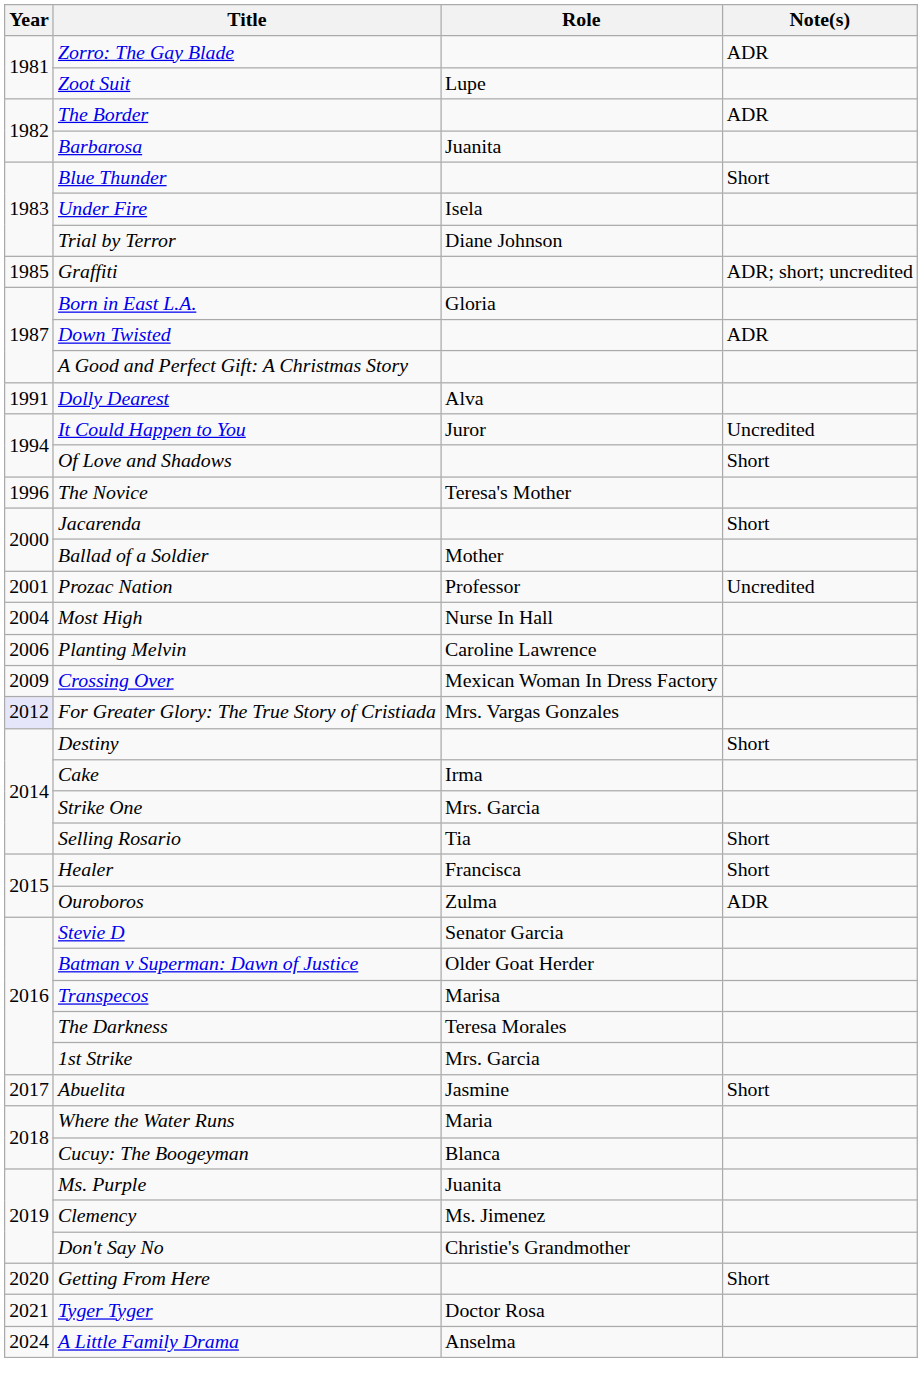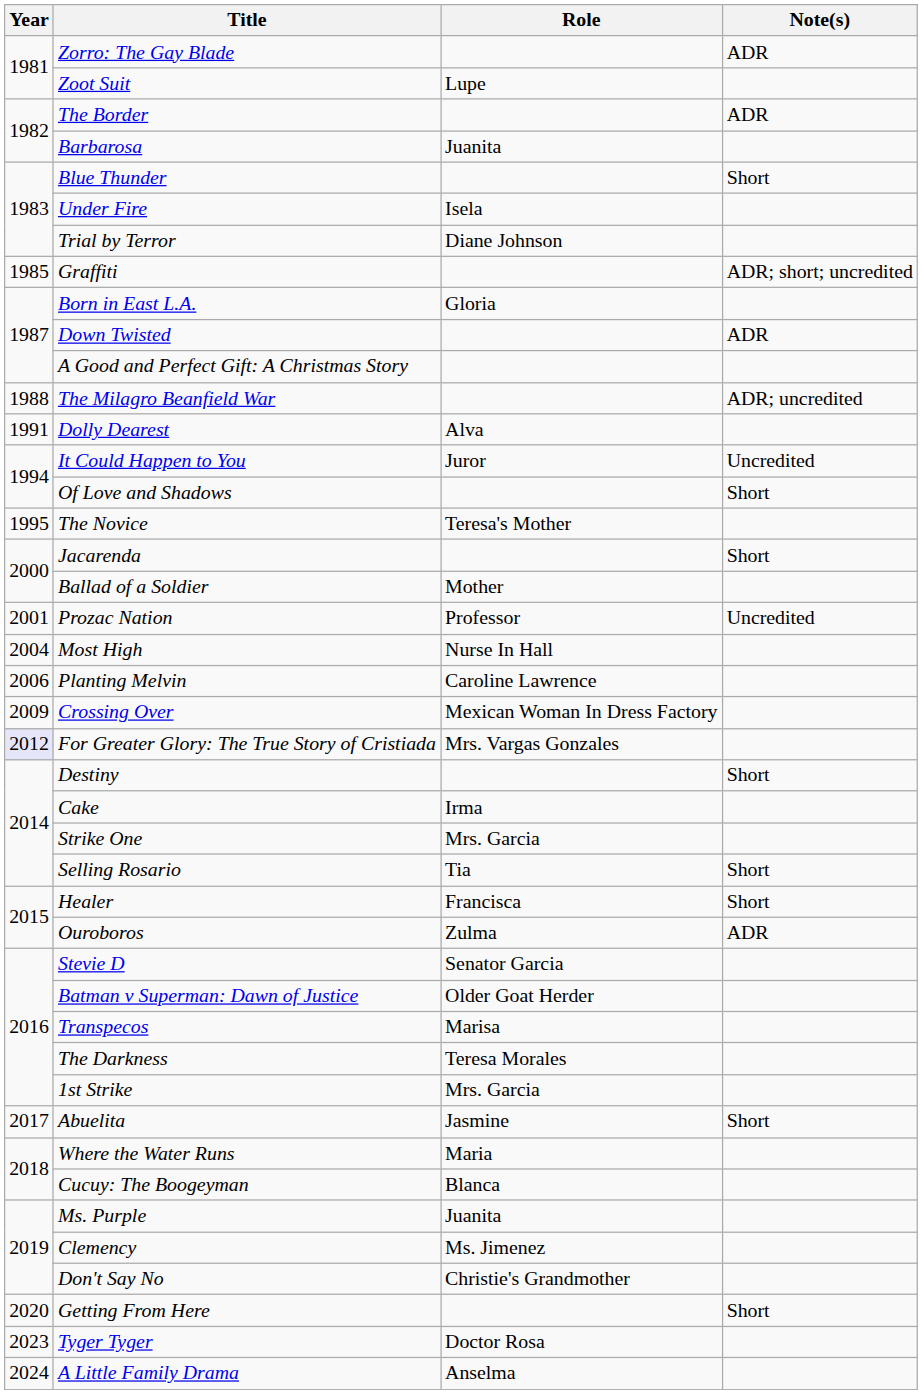+ row: (167, 397)
(29, 492) 1996 -> (29, 523) 1995
(29, 1310) 2021 -> (29, 1341) 2023
